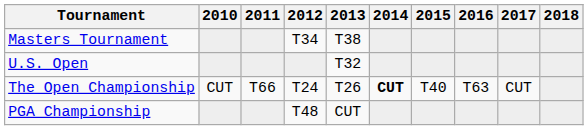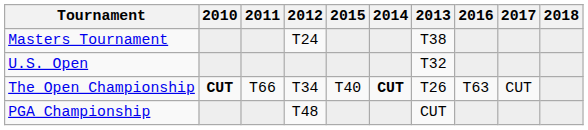columns swapped: (348, 17) <-> (433, 17)
(305, 41) T34 -> (305, 41) T24
(220, 89) normal -> (220, 89) bold
(305, 89) T24 -> (305, 89) T34
